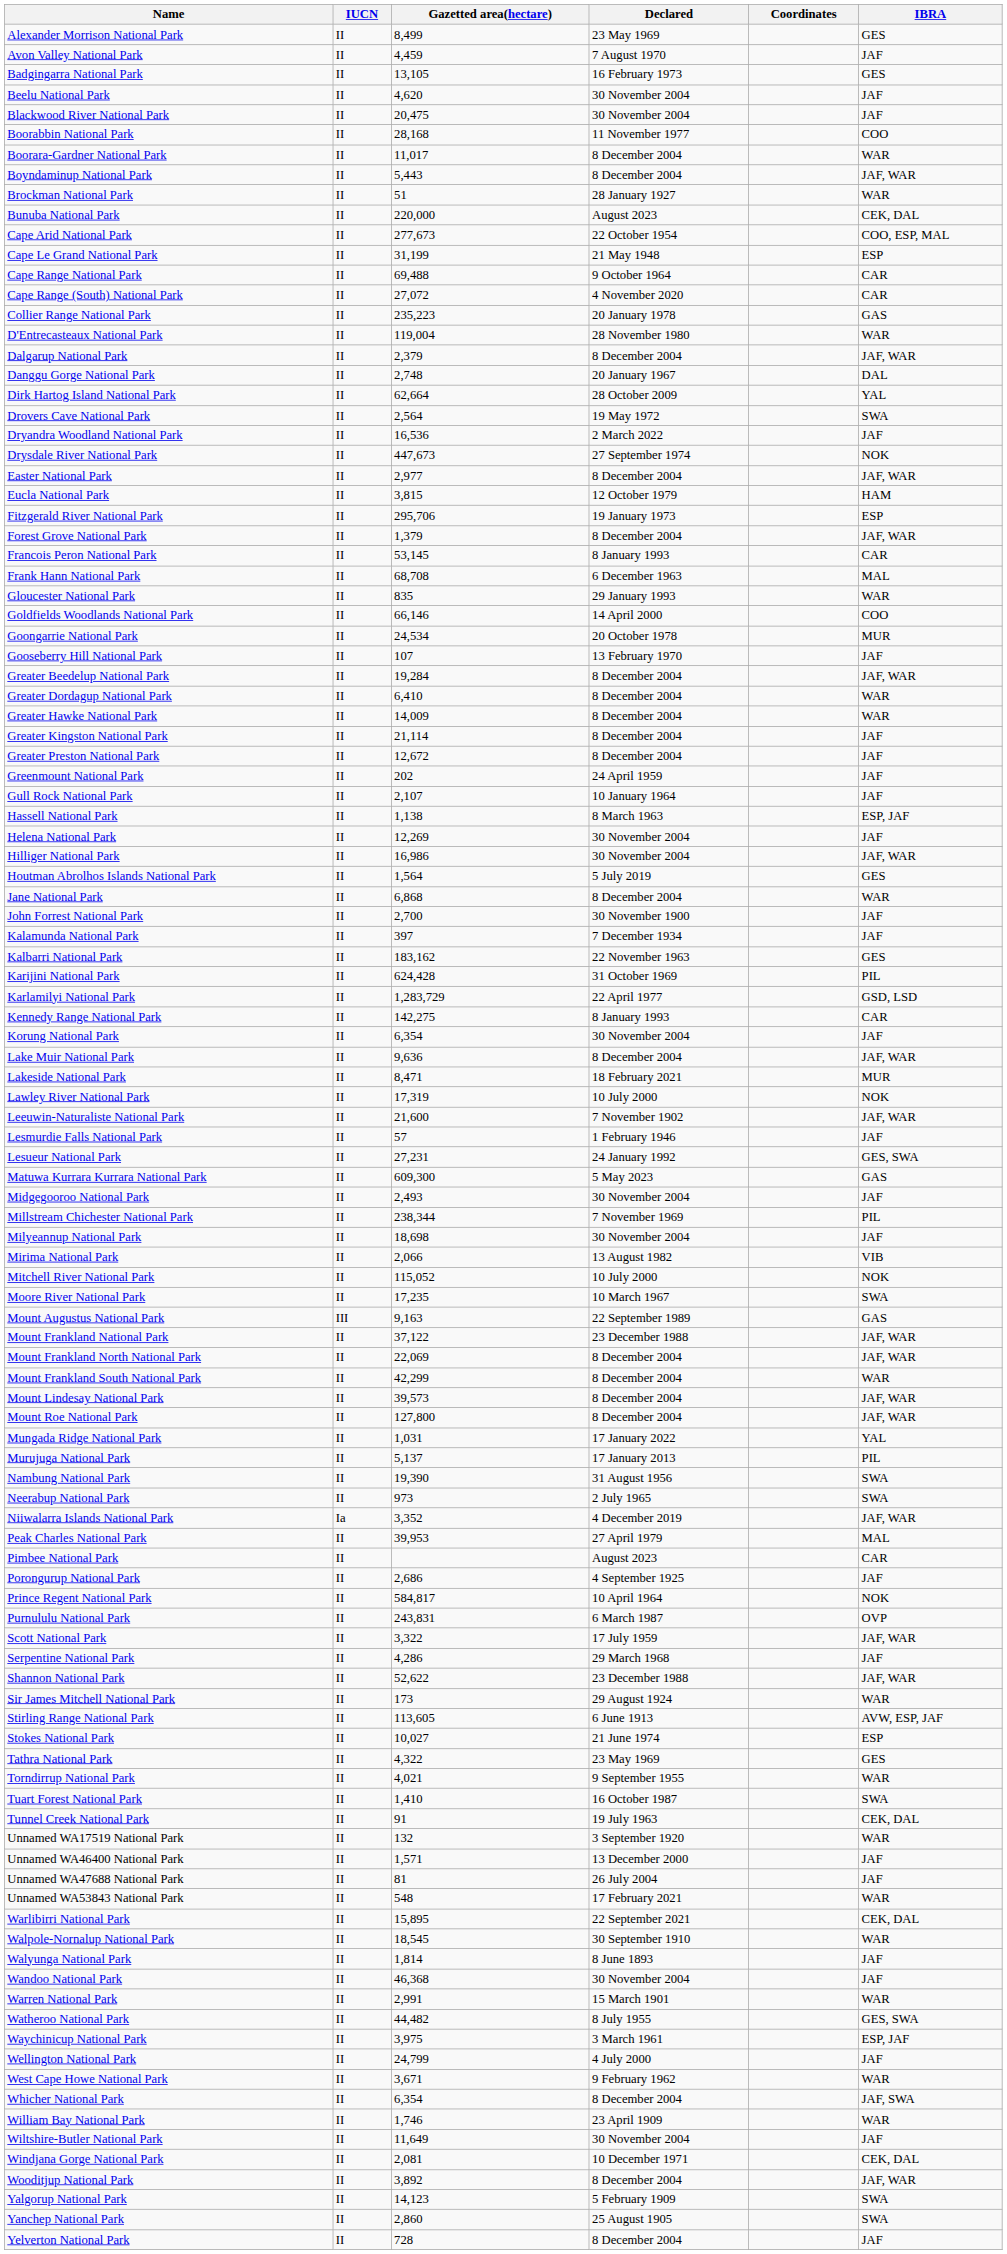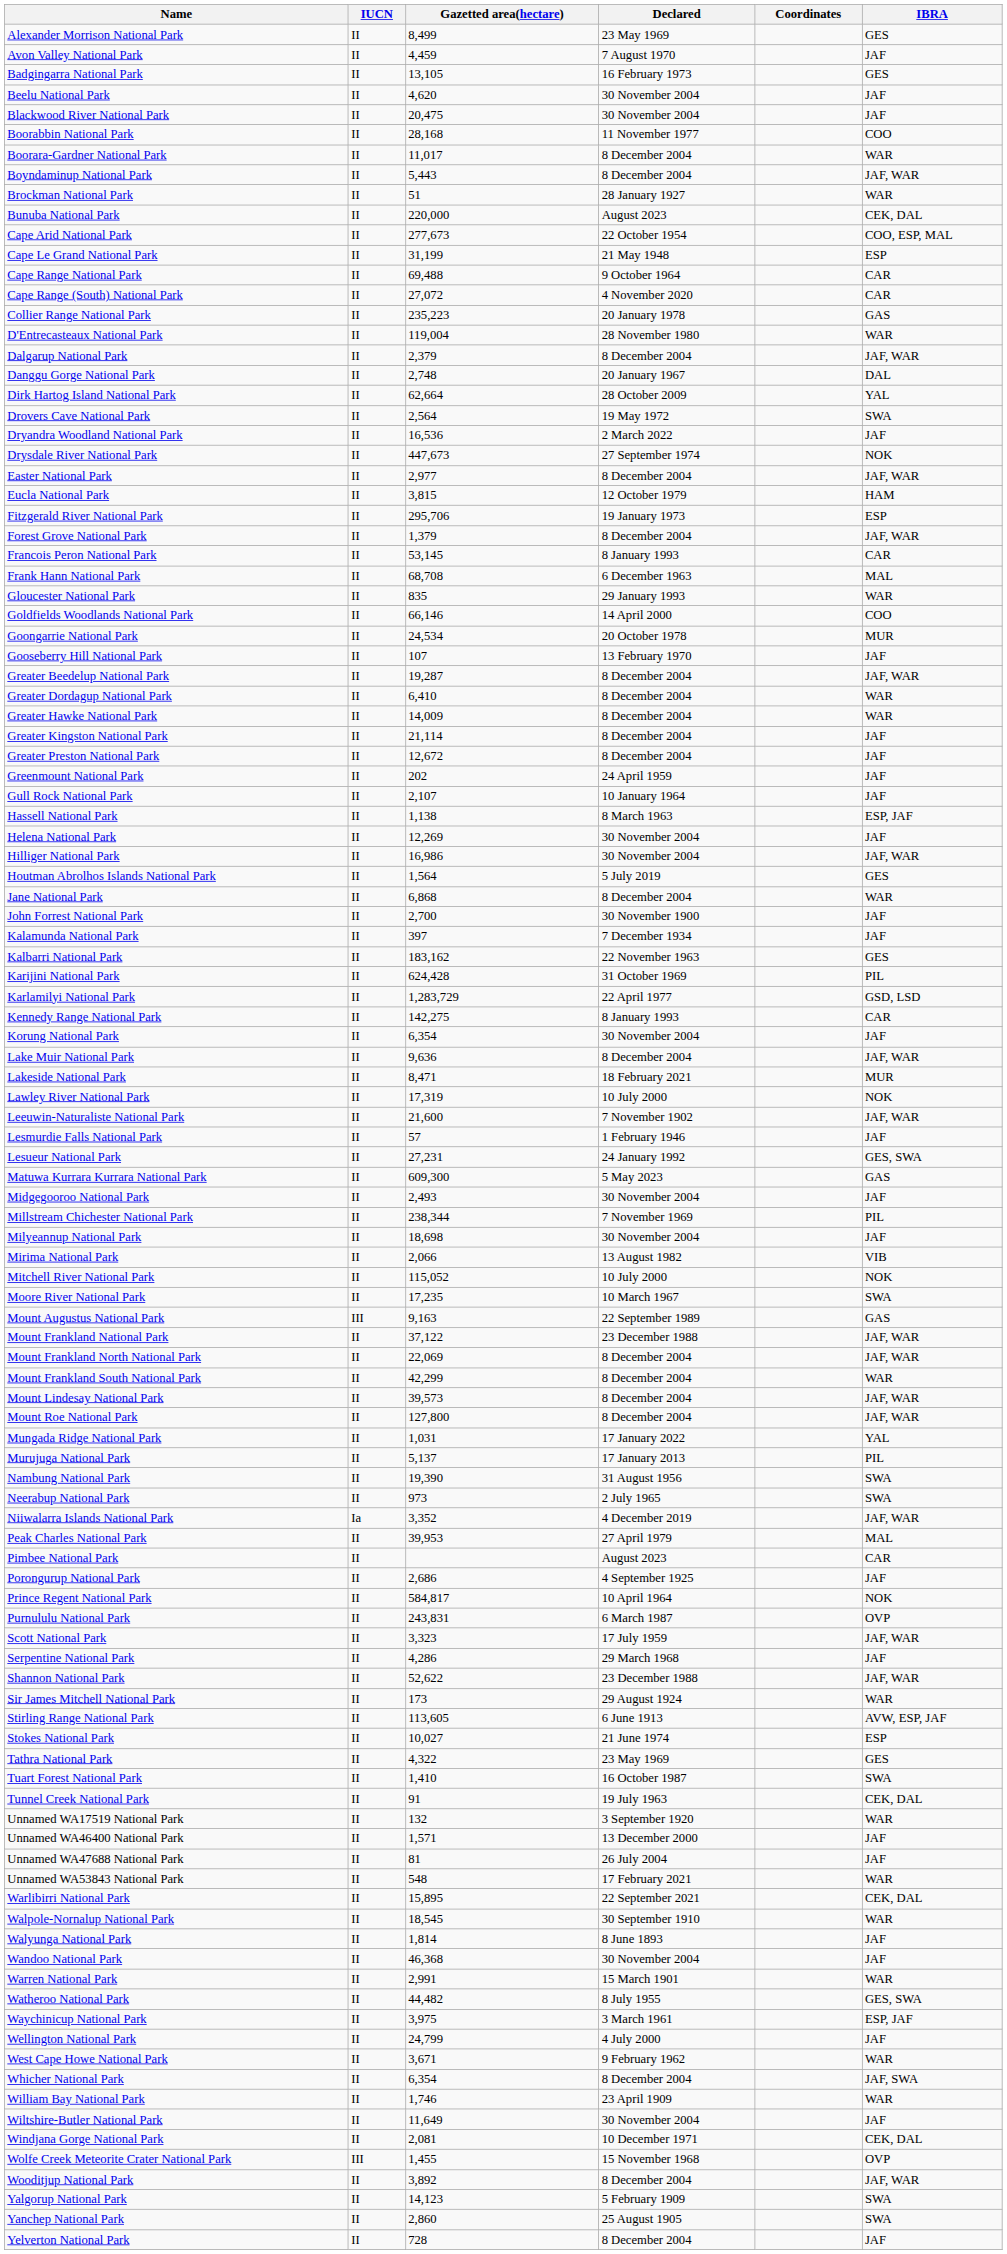(411, 676) 19,284 -> (426, 676) 19,287
(408, 1638) 3,322 -> (422, 1638) 3,323
- row: (71, 1778)
+ row: (119, 2159)
